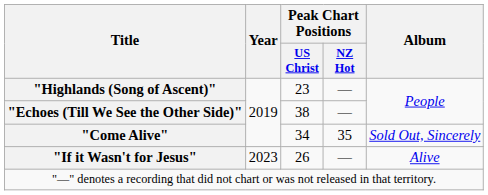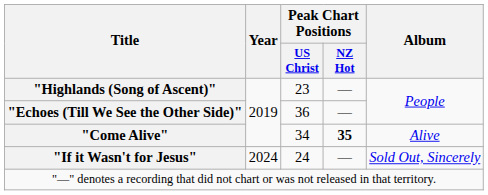(302, 112) 38 -> (302, 112) 36
(345, 135) normal -> (345, 135) bold
(425, 135) Sold Out, Sincerely -> (425, 135) Alive
(263, 158) 2023 -> (263, 158) 2024
(302, 158) 26 -> (302, 158) 24
(425, 158) Alive -> (425, 158) Sold Out, Sincerely
